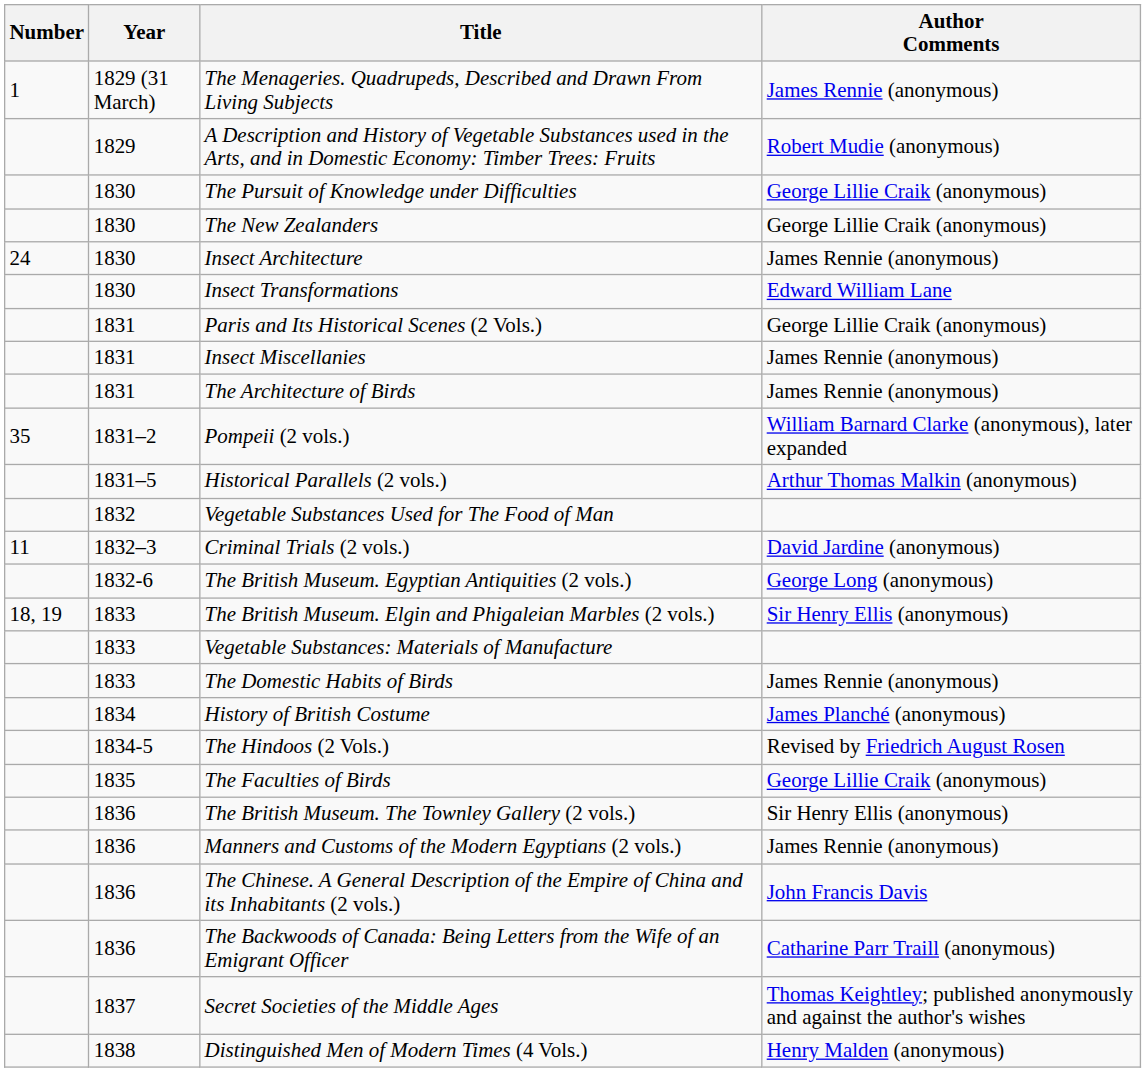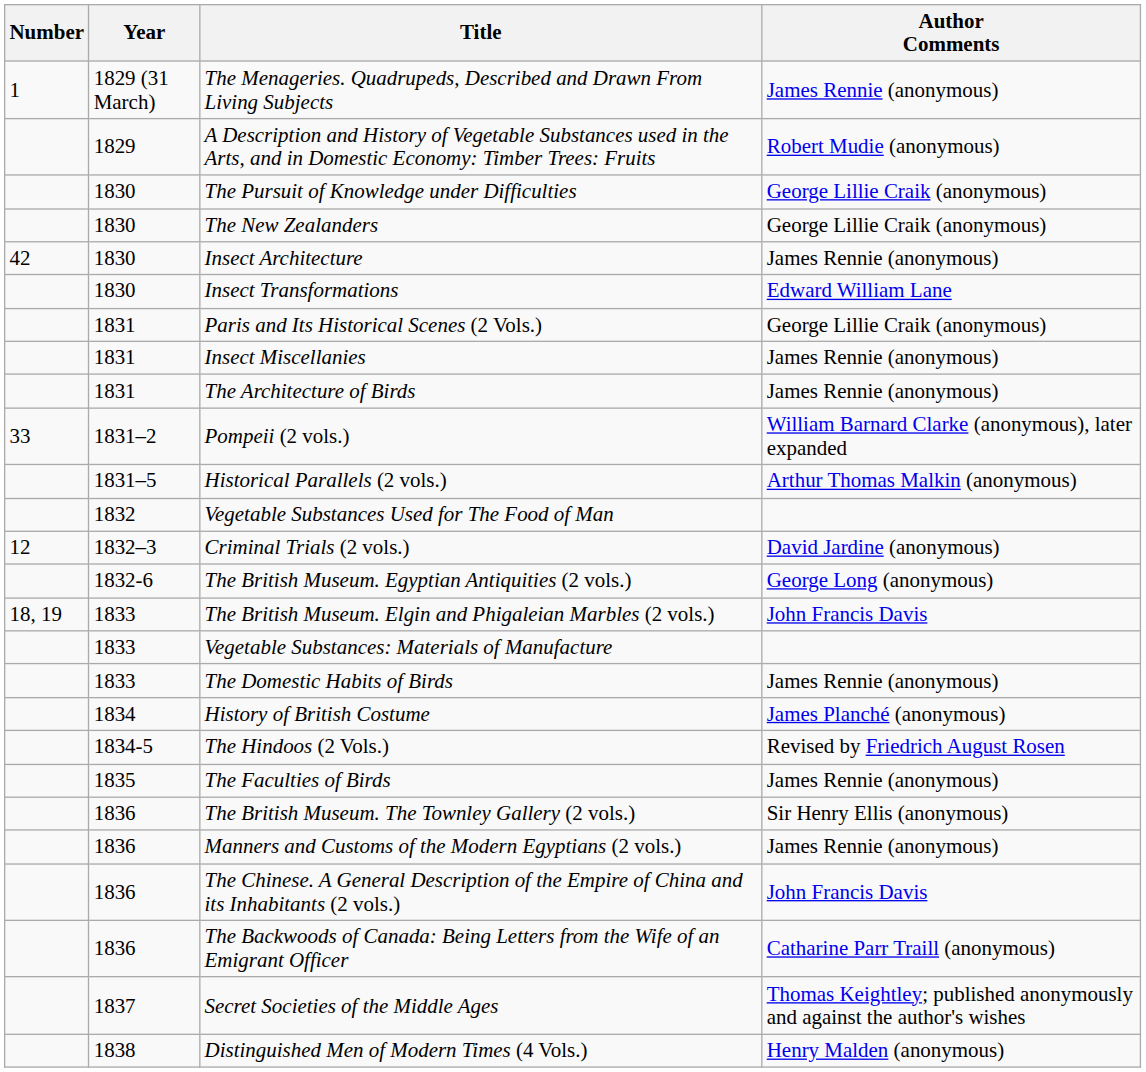(20, 258) 24 -> (20, 258) 42
(20, 436) 35 -> (20, 436) 33
(20, 547) 11 -> (20, 547) 12
(888, 614) Sir Henry Ellis (anonymous) -> (847, 614) John Francis Davis
(907, 780) George Lillie Craik (anonymous) -> (883, 780) James Rennie (anonymous)
